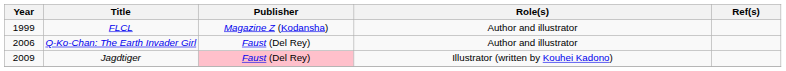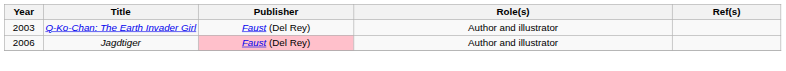- row: (121, 27)
(24, 43) 2006 -> (24, 27) 2003
(24, 58) 2009 -> (24, 43) 2006
(532, 58) Illustrator (written by Kouhei Kadono) -> (513, 43) Author and illustrator
